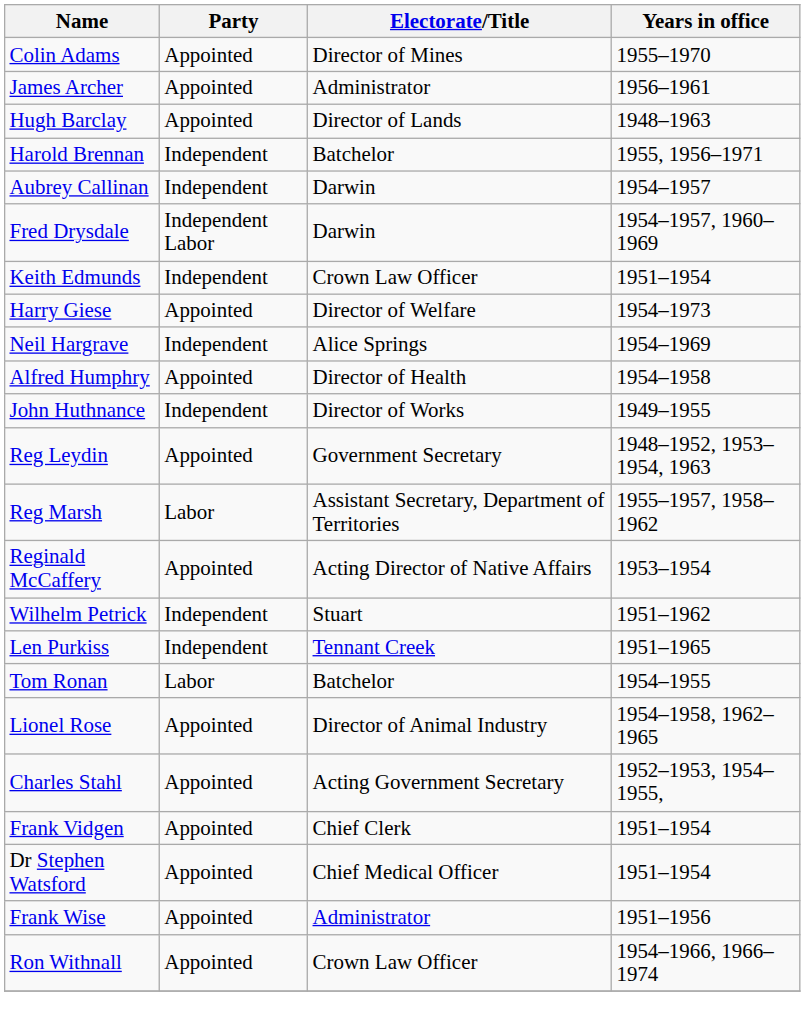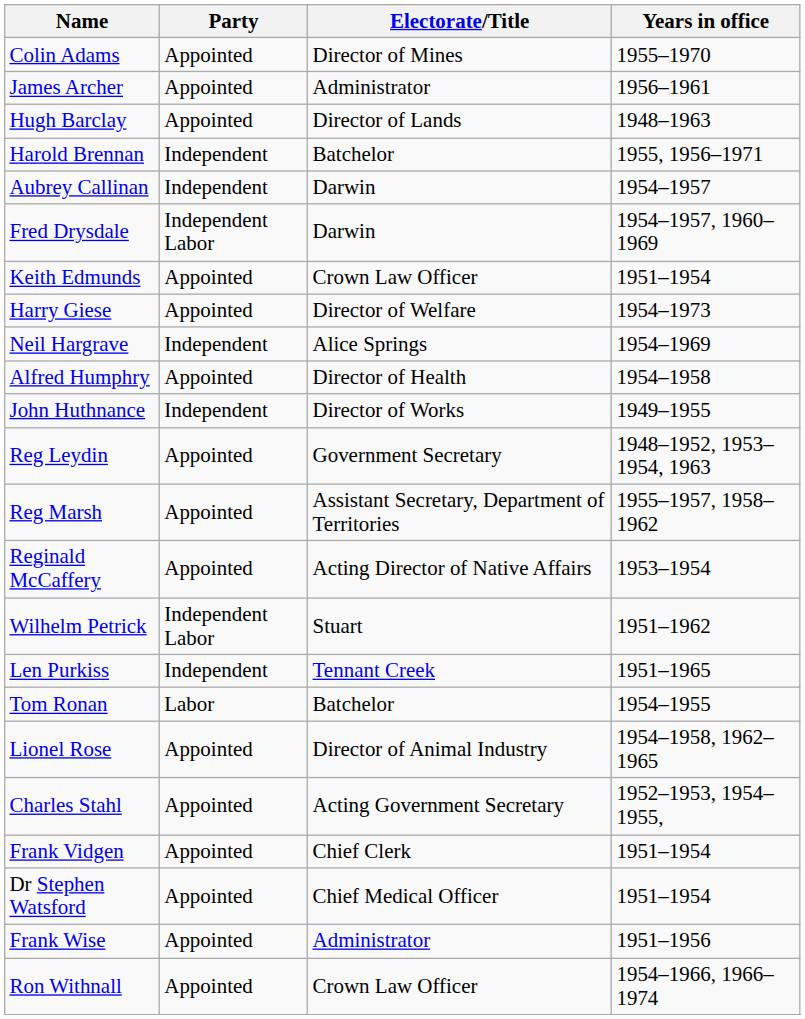(216, 277) Independent -> (208, 277) Appointed
(189, 512) Labor -> (208, 512) Appointed
(216, 614) Independent -> (216, 625) Independent Labor
